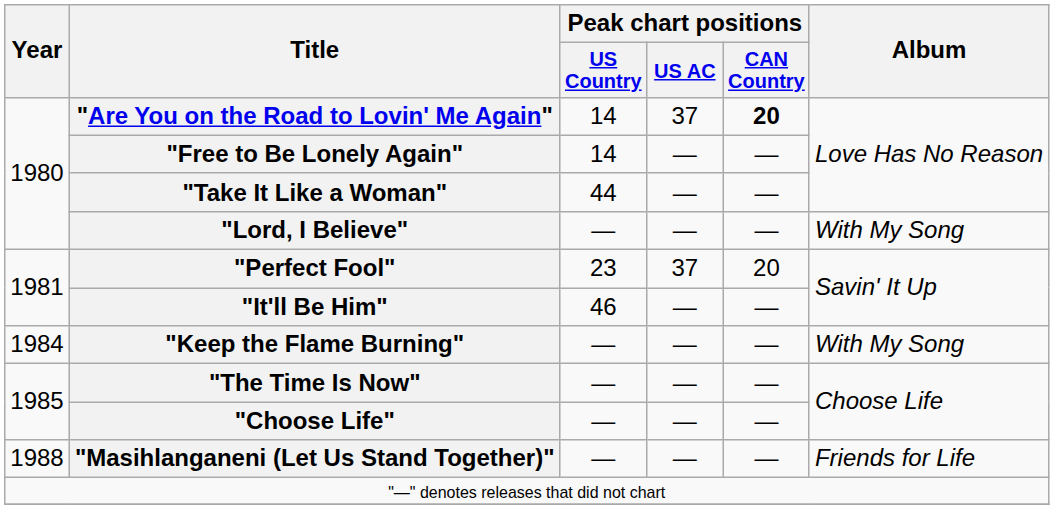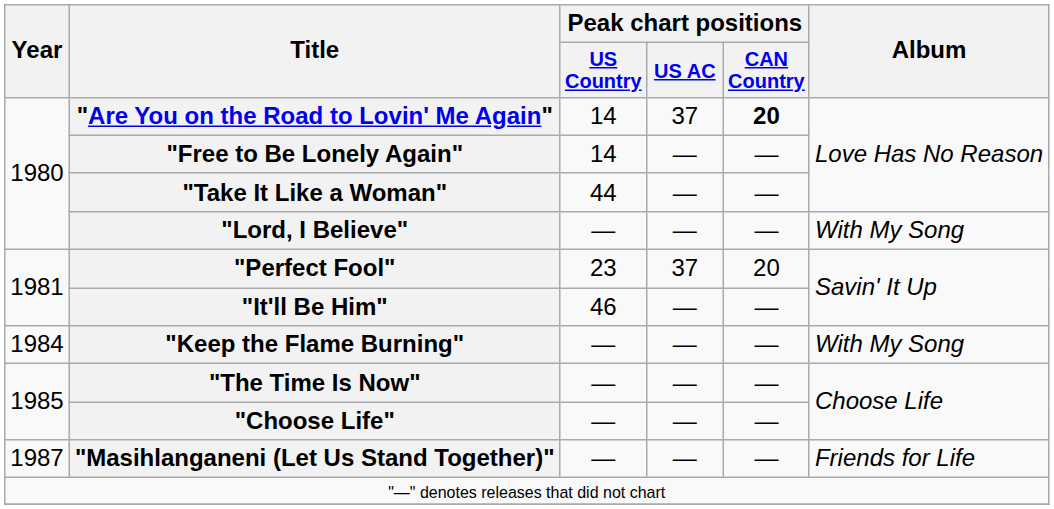(37, 458) 1988 -> (37, 458) 1987
